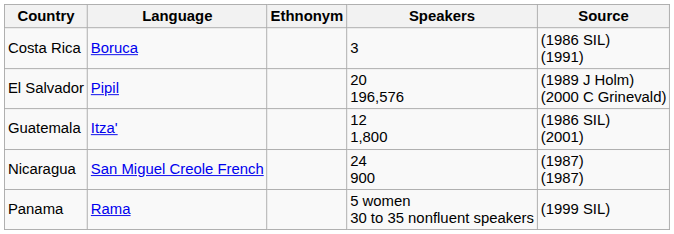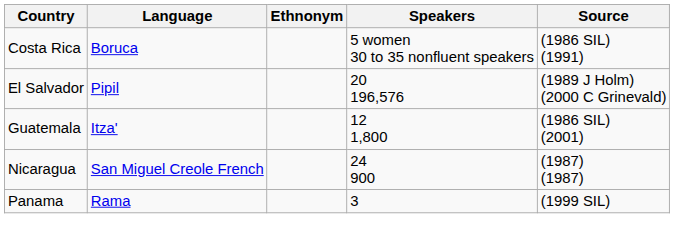(354, 48) 3 -> (442, 48) 5 women 30 to 35 nonfluent speakers
(442, 209) 5 women 30 to 35 nonfluent speakers -> (354, 201) 3
